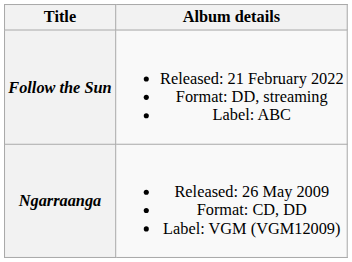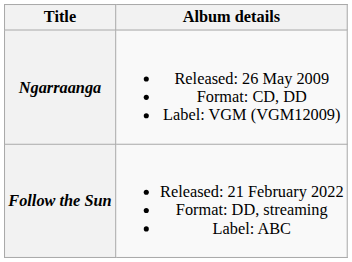rows swapped: (60, 200) <-> (60, 87)
